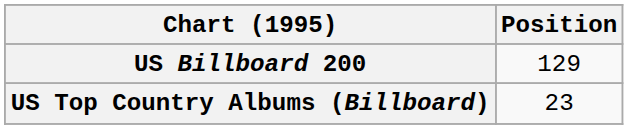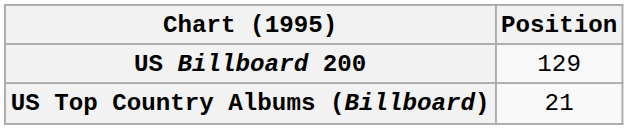(559, 103) 23 -> (559, 103) 21
